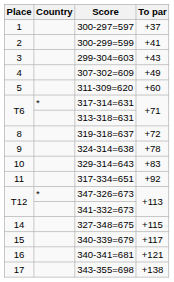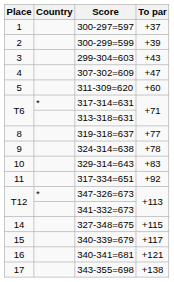(153, 42) +41 -> (153, 42) +39
(153, 73) +49 -> (153, 73) +47
(153, 133) +72 -> (153, 133) +77
